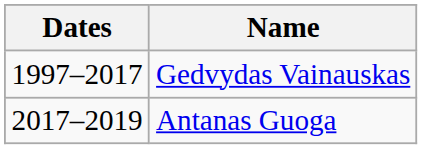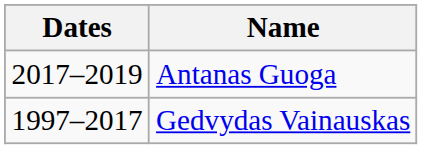rows swapped: (283, 73) <-> (246, 119)
